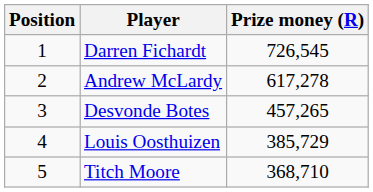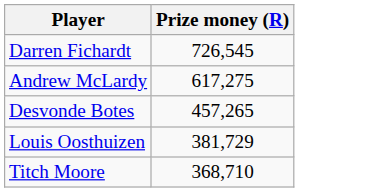- column: (42, 19)
(298, 80) 617,278 -> (223, 80) 617,275
(298, 141) 385,729 -> (223, 141) 381,729
